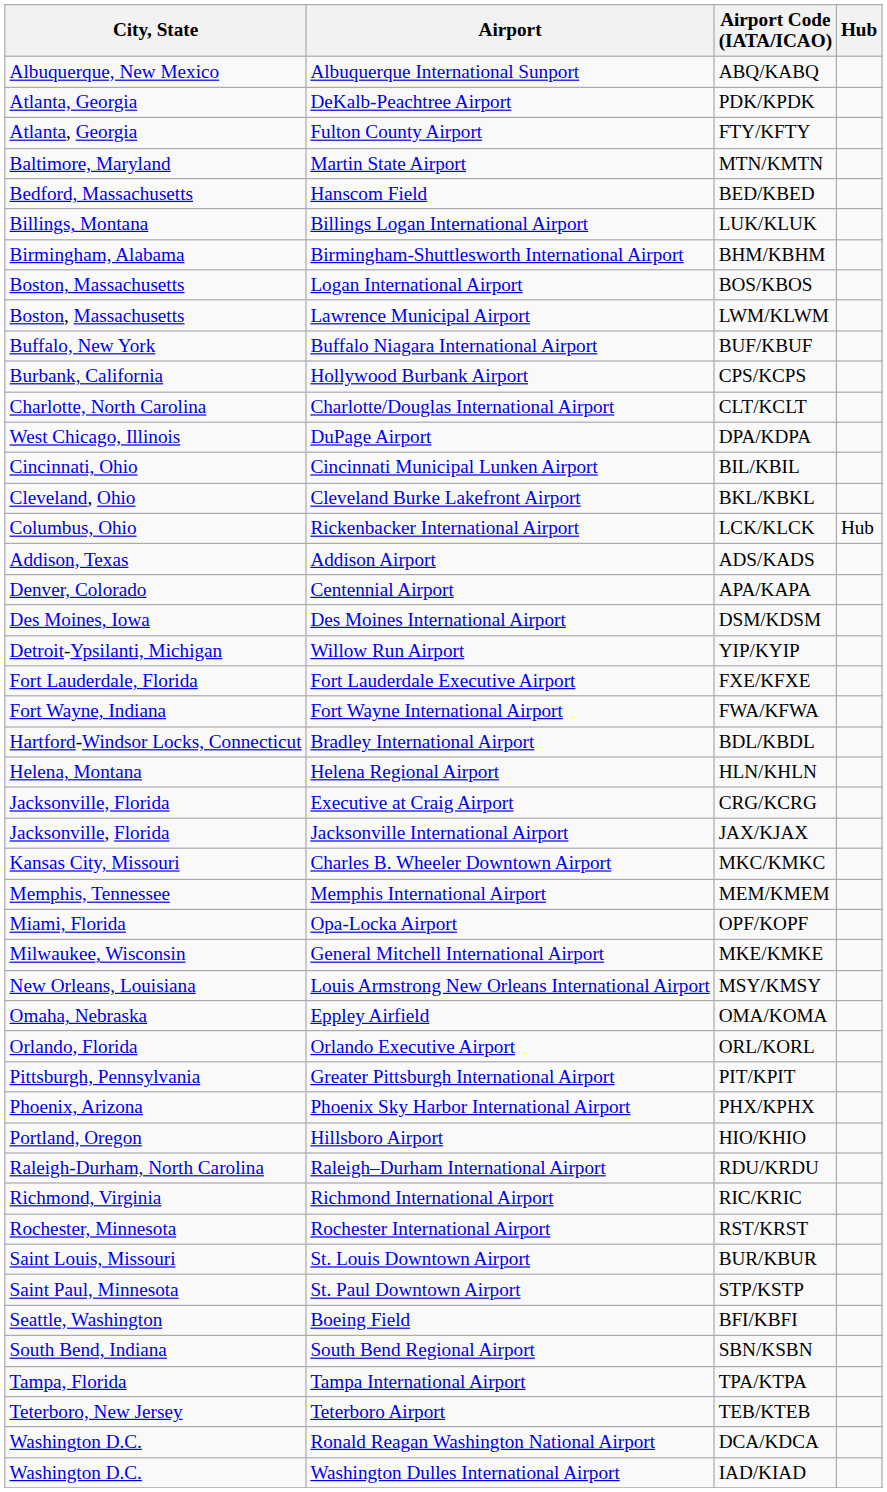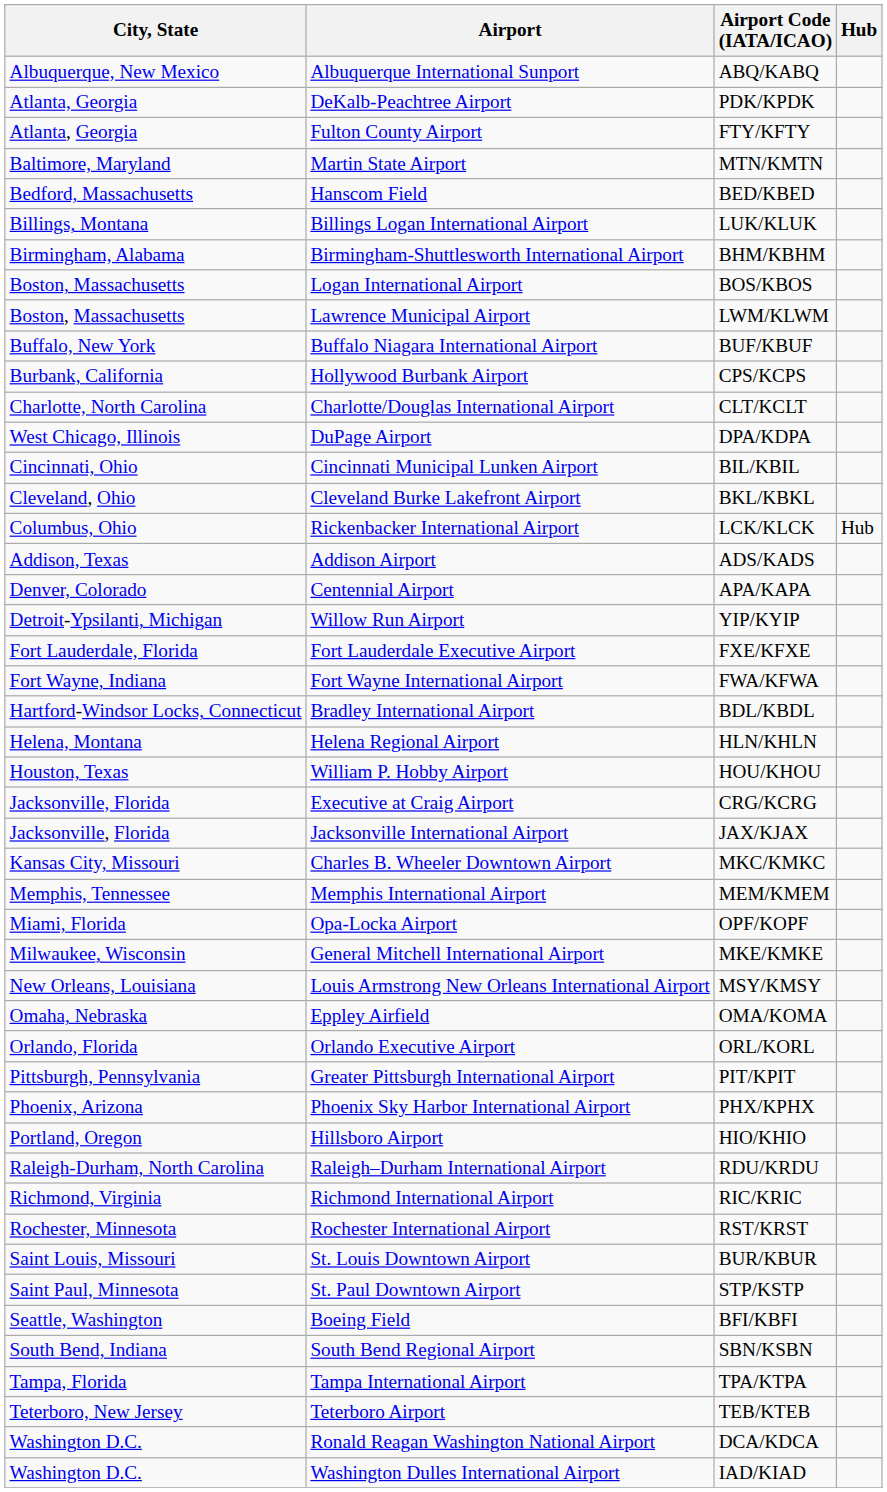- row: (438, 619)
+ row: (409, 772)
